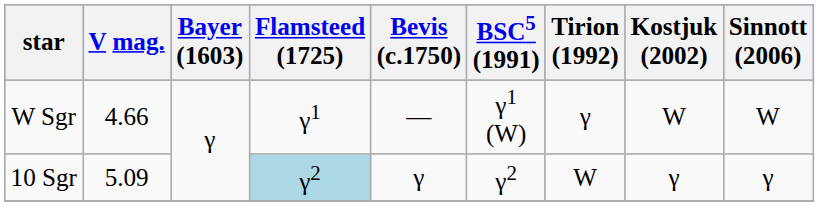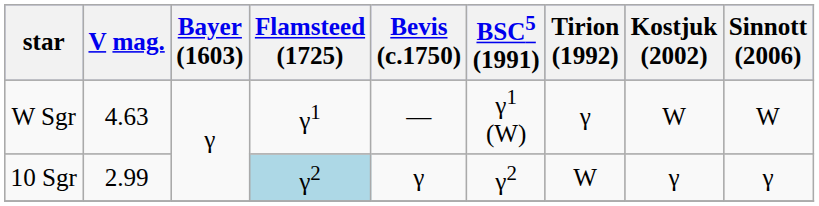(127, 116) 4.66 -> (127, 116) 4.63
(127, 177) 5.09 -> (127, 177) 2.99
